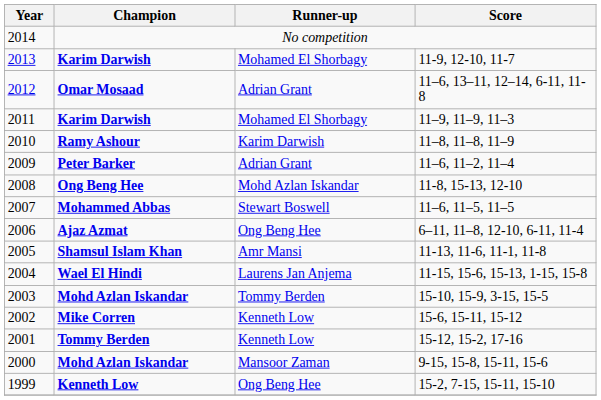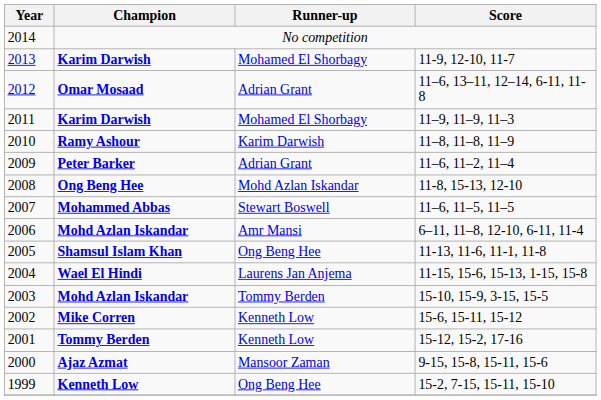(93, 229) Ajaz Azmat -> (123, 229) Mohd Azlan Iskandar
(279, 229) Ong Beng Hee -> (270, 229) Amr Mansi
(270, 251) Amr Mansi -> (279, 251) Ong Beng Hee
(123, 362) Mohd Azlan Iskandar -> (93, 362) Ajaz Azmat
